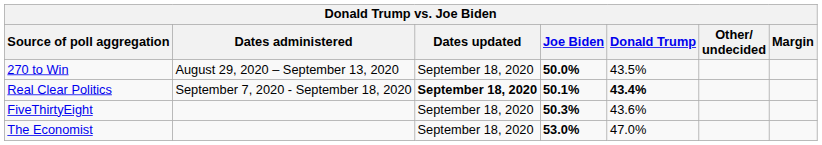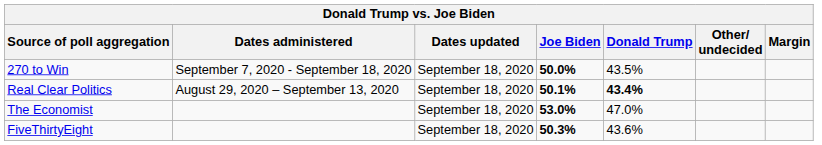(287, 69) August 29, 2020 – September 13, 2020 -> (294, 69) September 7, 2020 - September 18, 2020
(294, 89) September 7, 2020 - September 18, 2020 -> (287, 89) August 29, 2020 – September 13, 2020
(477, 89) bold -> (476, 89) normal
rows swapped: (50, 130) <-> (50, 110)
